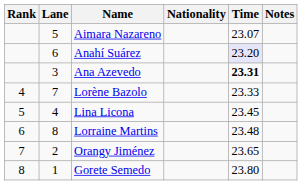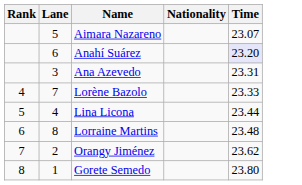- column: (280, 14)
(245, 72) bold -> (245, 72) normal
(245, 111) 23.45 -> (245, 111) 23.44
(245, 151) 23.65 -> (245, 151) 23.62
